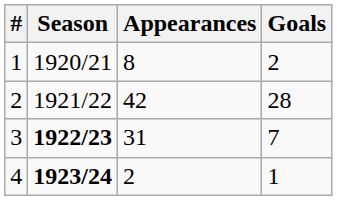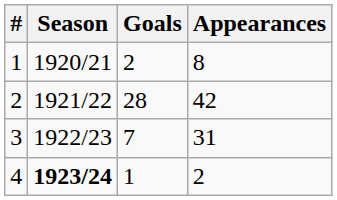columns swapped: (190, 23) <-> (297, 23)
(73, 137) bold -> (73, 137) normal
